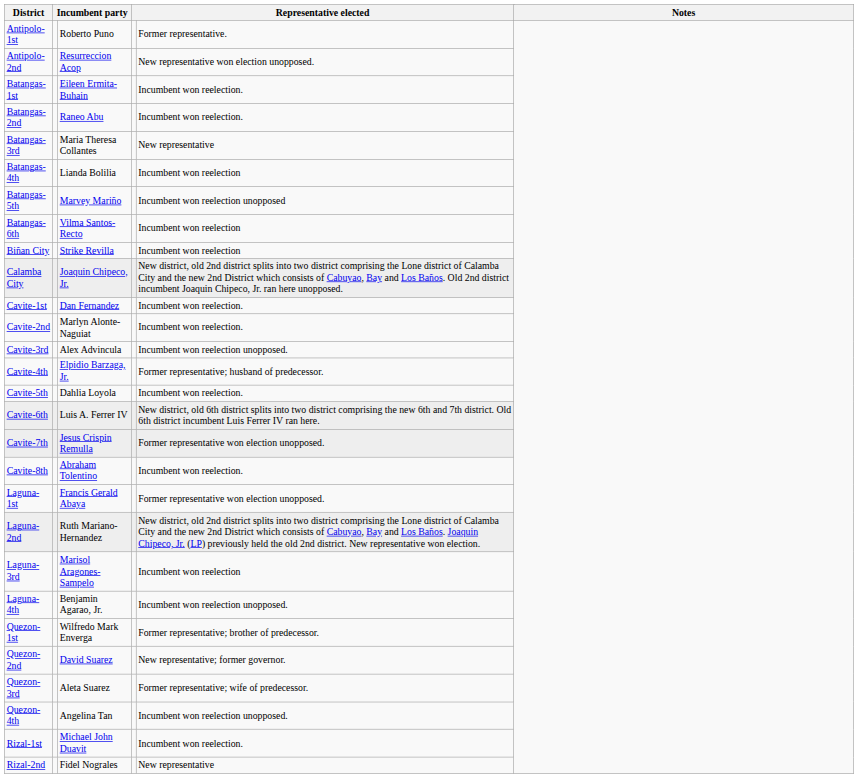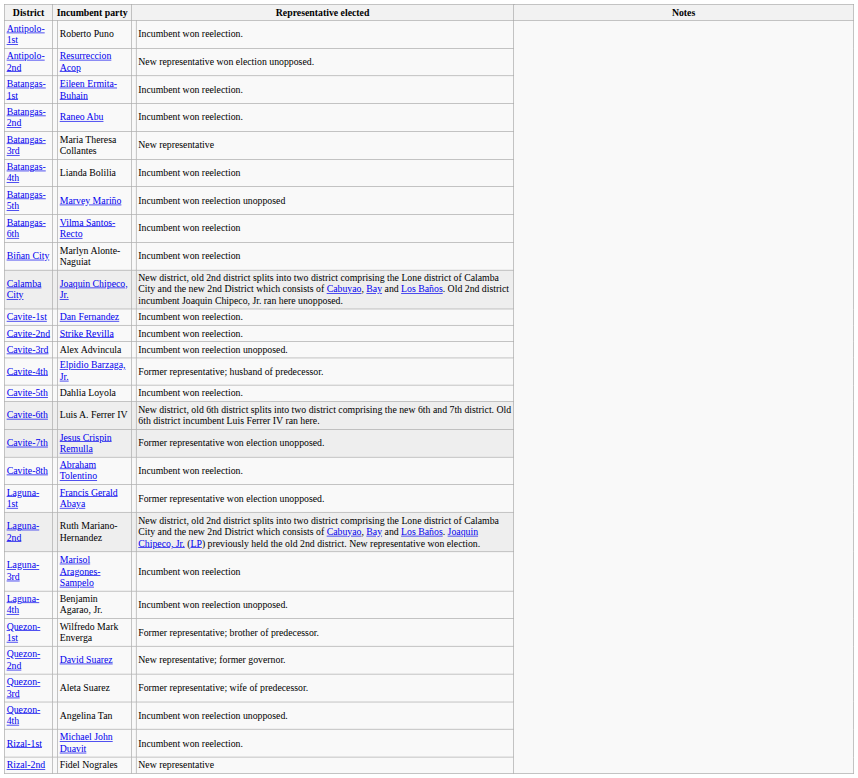(183, 34) Former representative. -> (191, 34) Incumbent won reelection.
(87, 250) Strike Revilla -> (90, 256) Marlyn Alonte-Naguiat
(90, 328) Marlyn Alonte-Naguiat -> (87, 333) Strike Revilla
